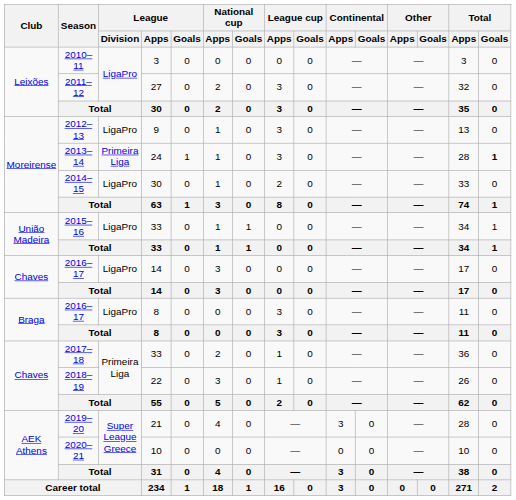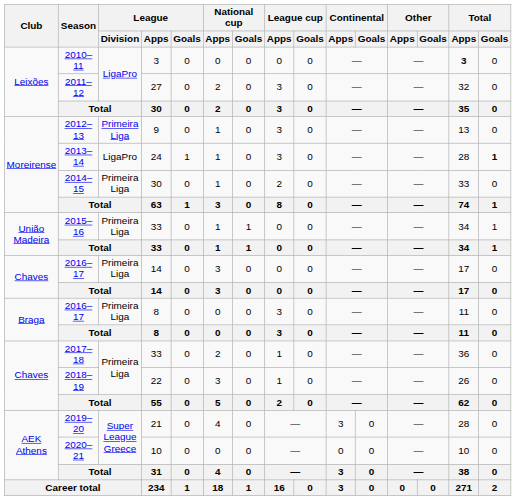(464, 60) normal -> (464, 60) bold
(120, 130) LigaPro -> (120, 130) Primeira Liga
(120, 156) Primeira Liga -> (120, 156) LigaPro
(120, 183) LigaPro -> (120, 183) Primeira Liga
(120, 226) LigaPro -> (120, 226) Primeira Liga
(120, 269) LigaPro -> (120, 269) Primeira Liga
(120, 311) LigaPro -> (120, 311) Primeira Liga
